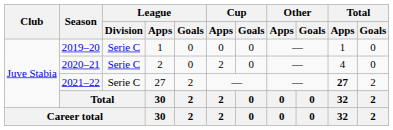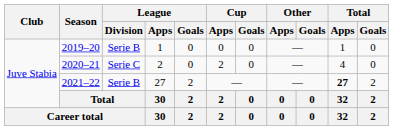(124, 47) Serie C -> (124, 47) Serie B
(124, 82) Serie C -> (124, 82) Serie B
